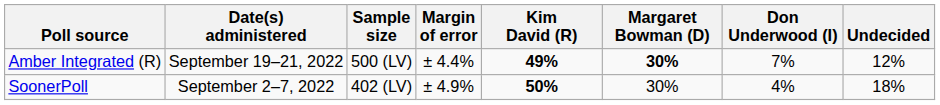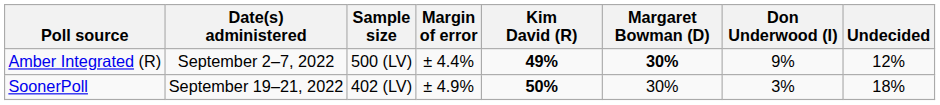(256, 62) September 19–21, 2022 -> (256, 62) September 2–7, 2022
(783, 62) 7% -> (783, 62) 9%
(256, 87) September 2–7, 2022 -> (256, 87) September 19–21, 2022
(783, 87) 4% -> (783, 87) 3%
